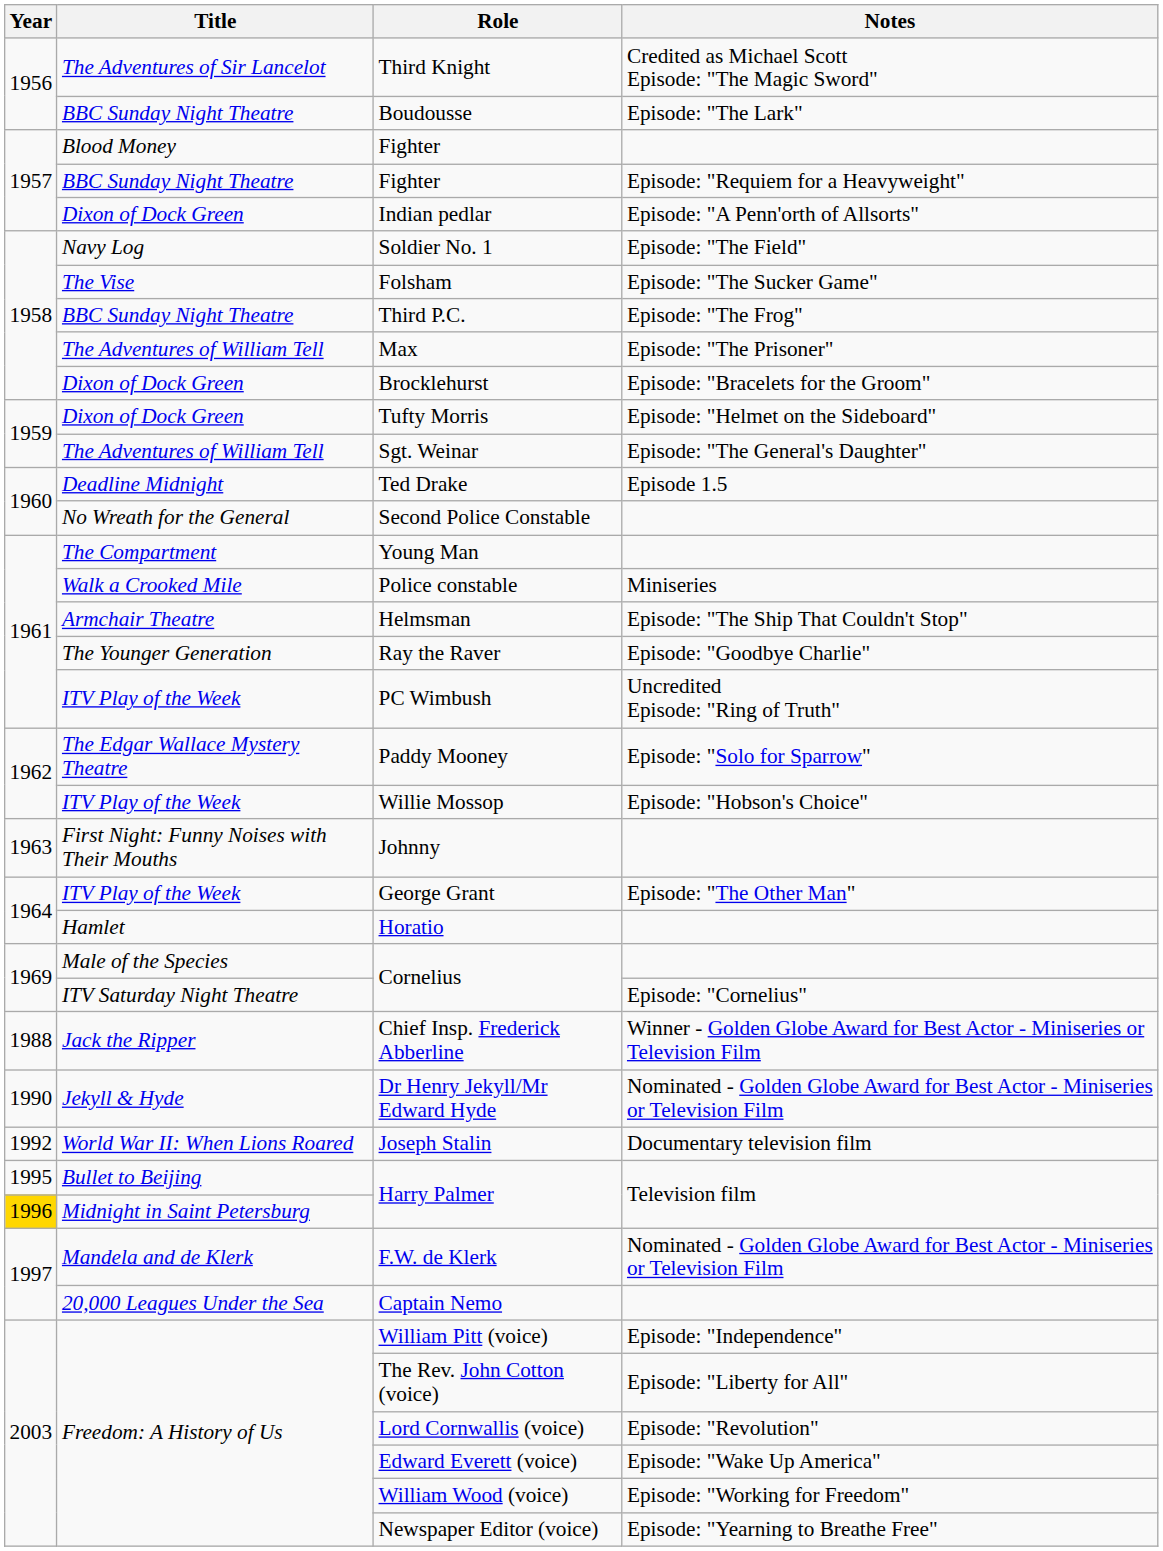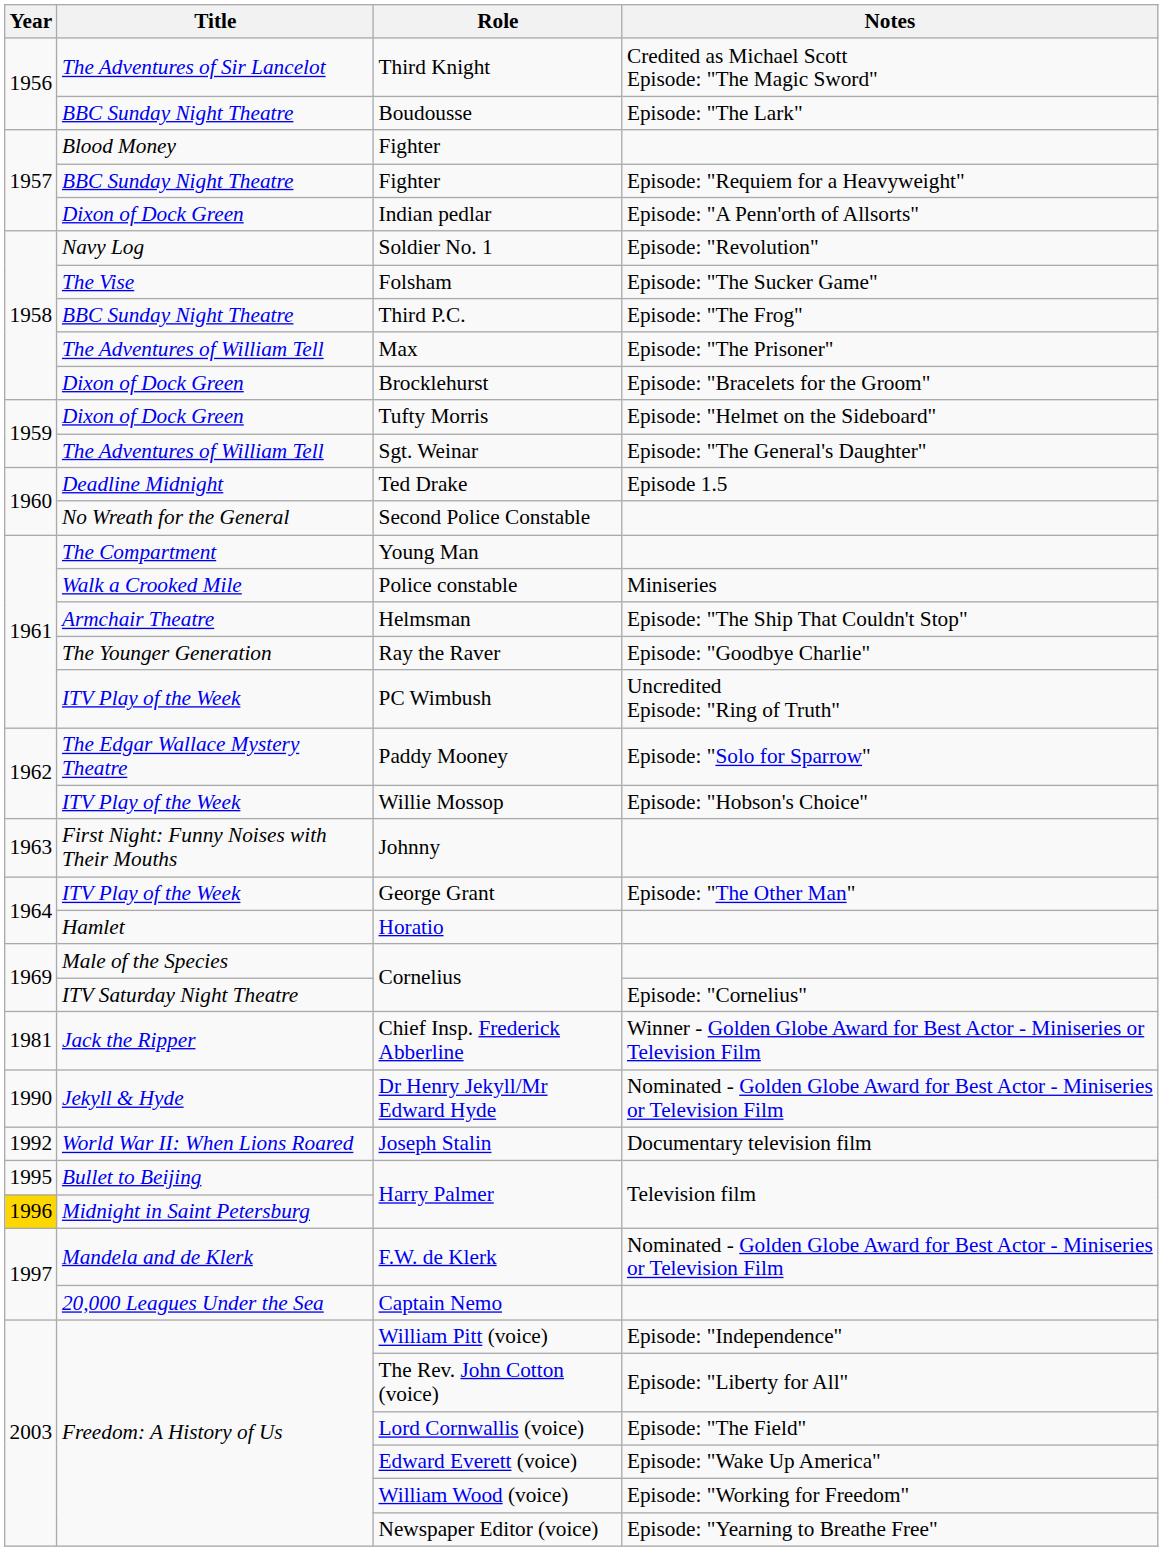(717, 247) Episode: "The Field" -> (723, 247) Episode: "Revolution"
(31, 1040) 1988 -> (31, 1040) 1981
(723, 1427) Episode: "Revolution" -> (717, 1427) Episode: "The Field"
